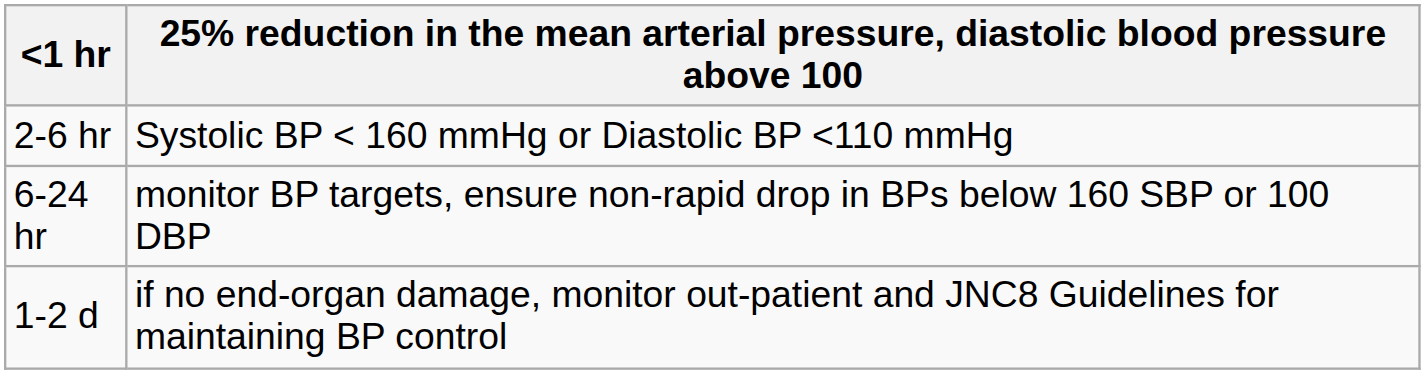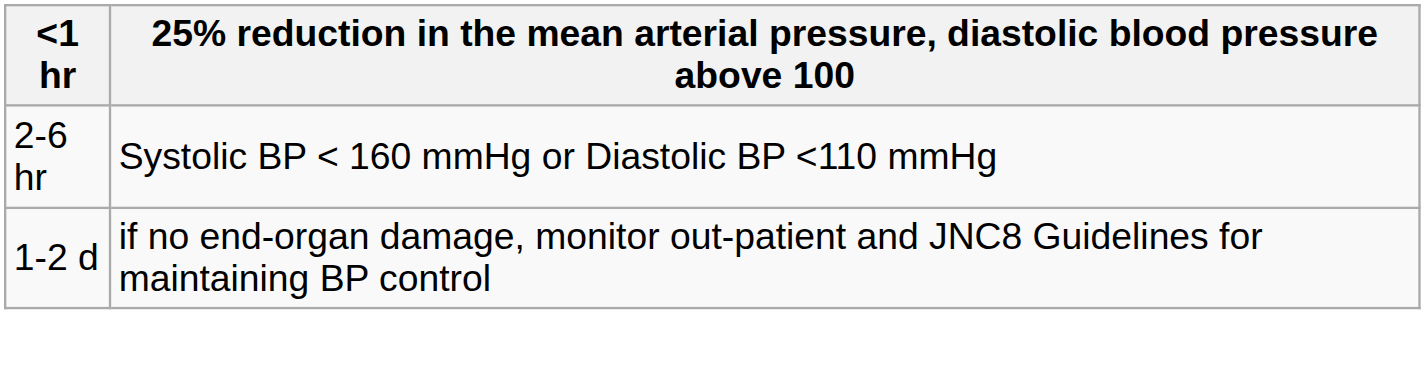- row: (51, 215)
